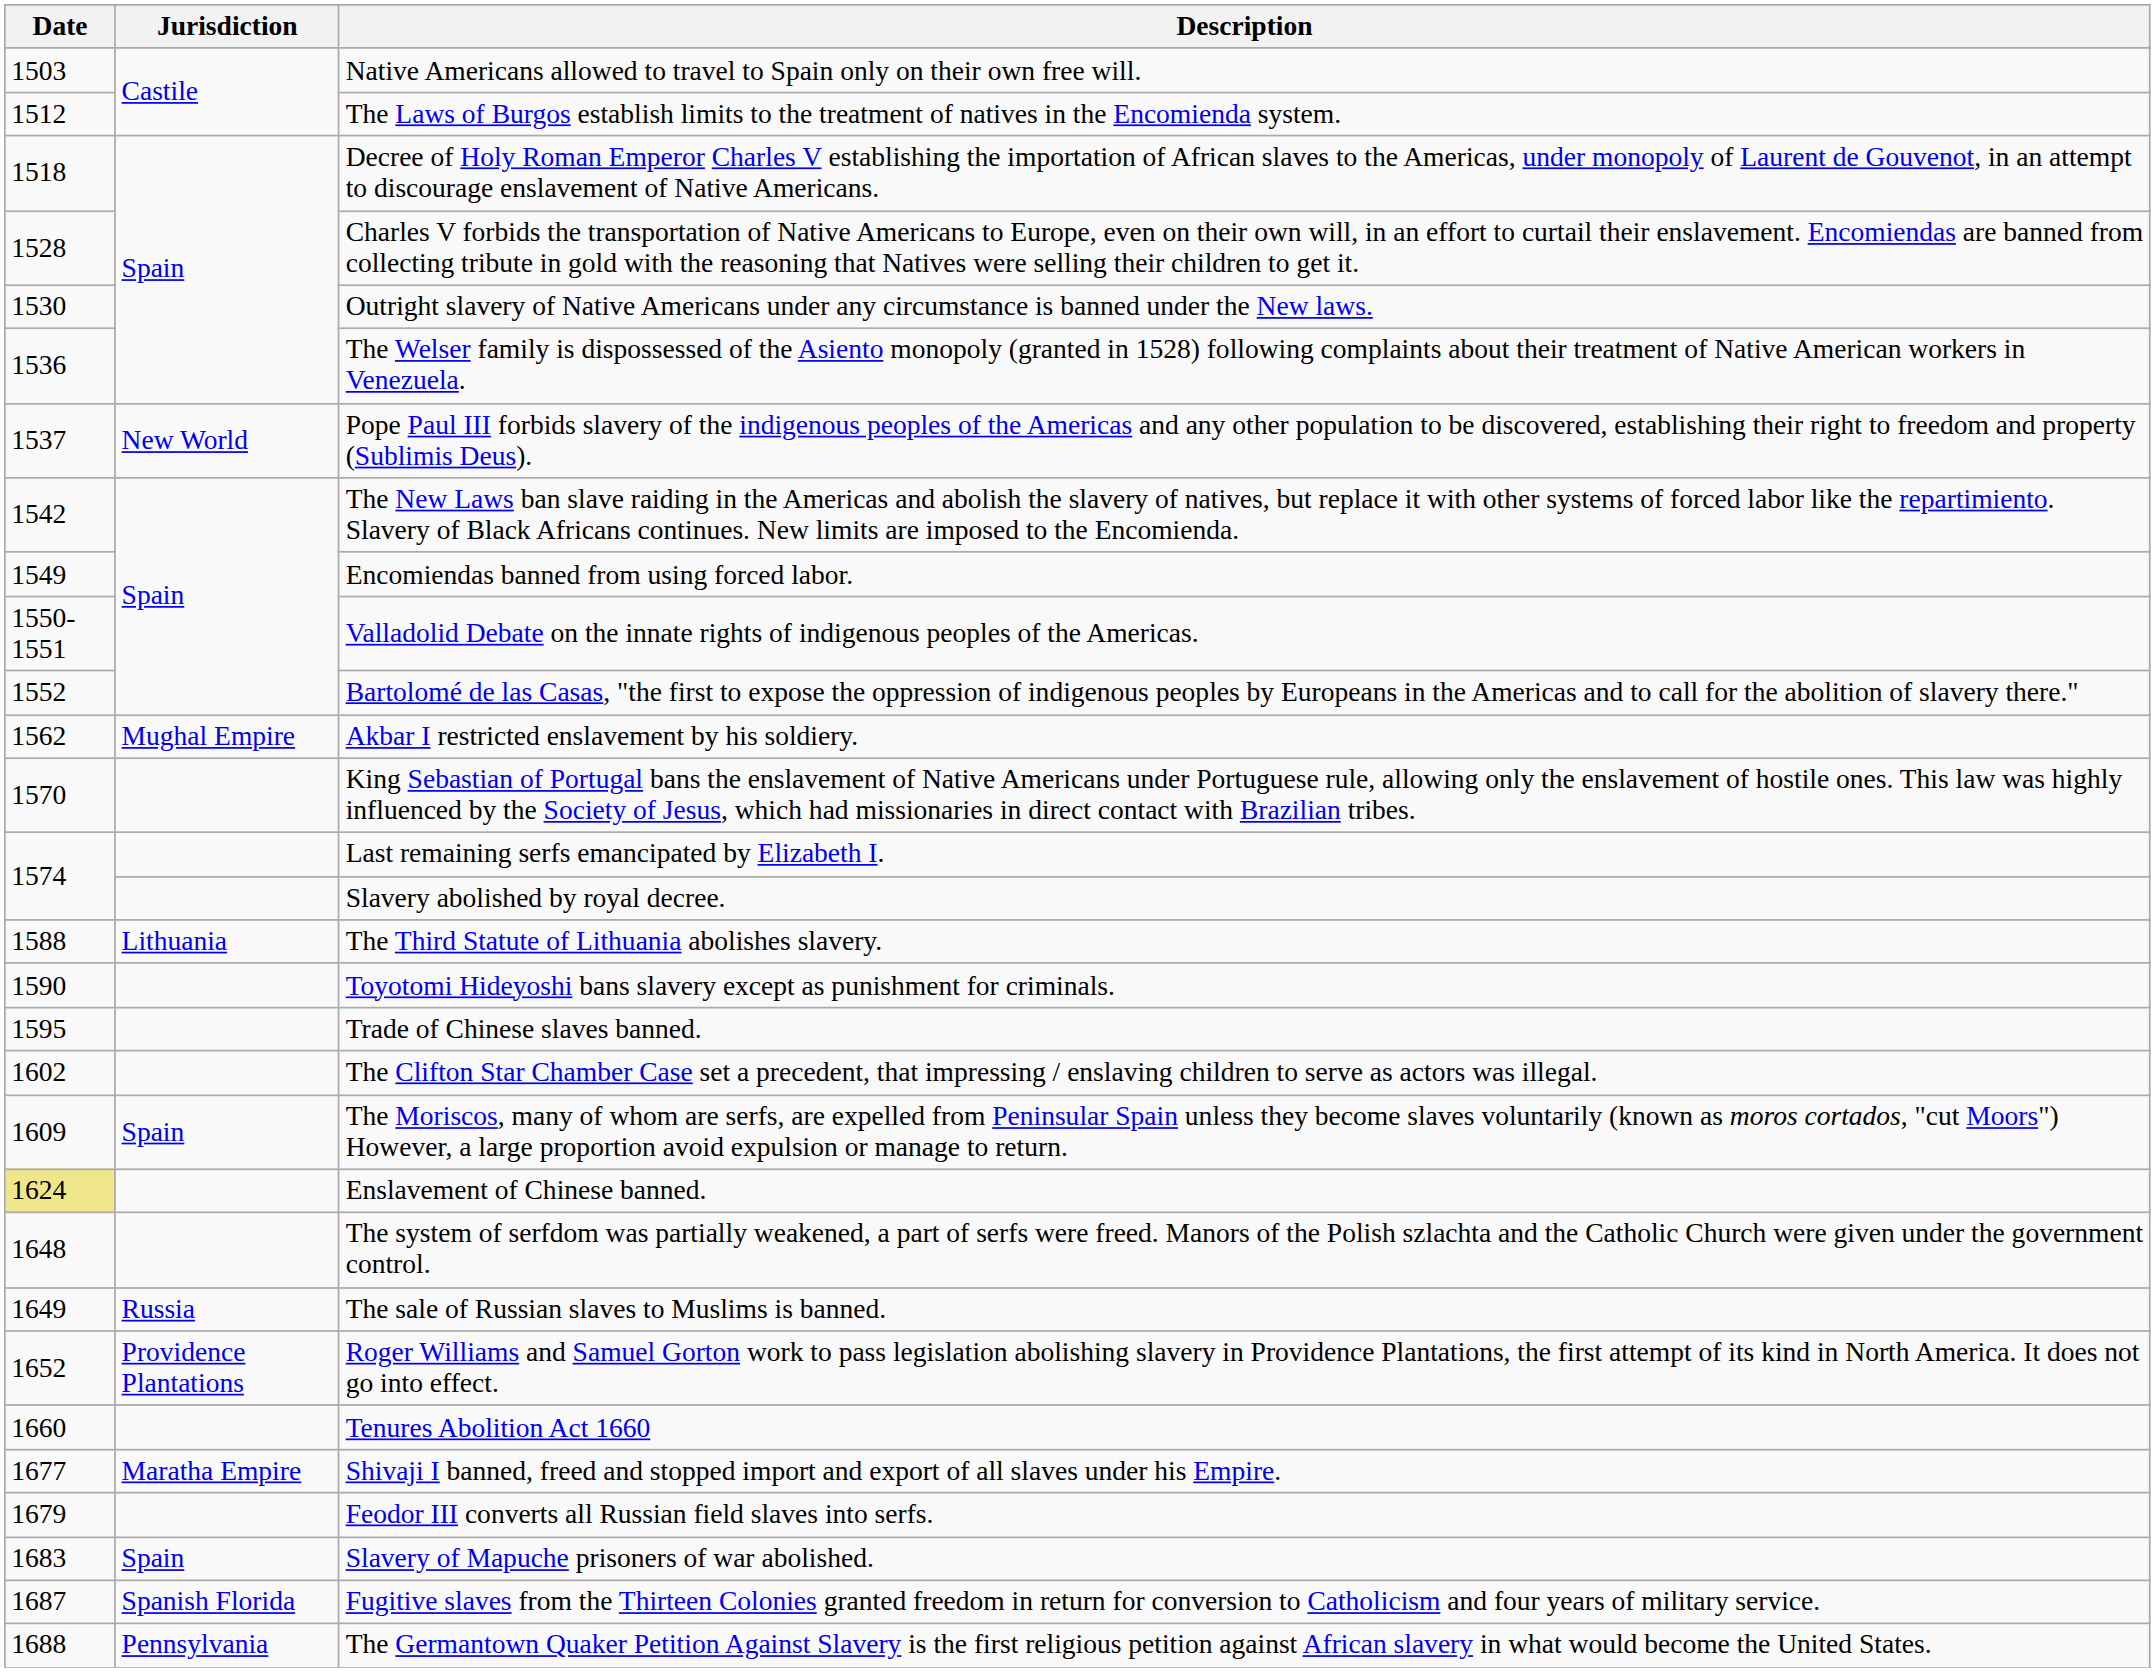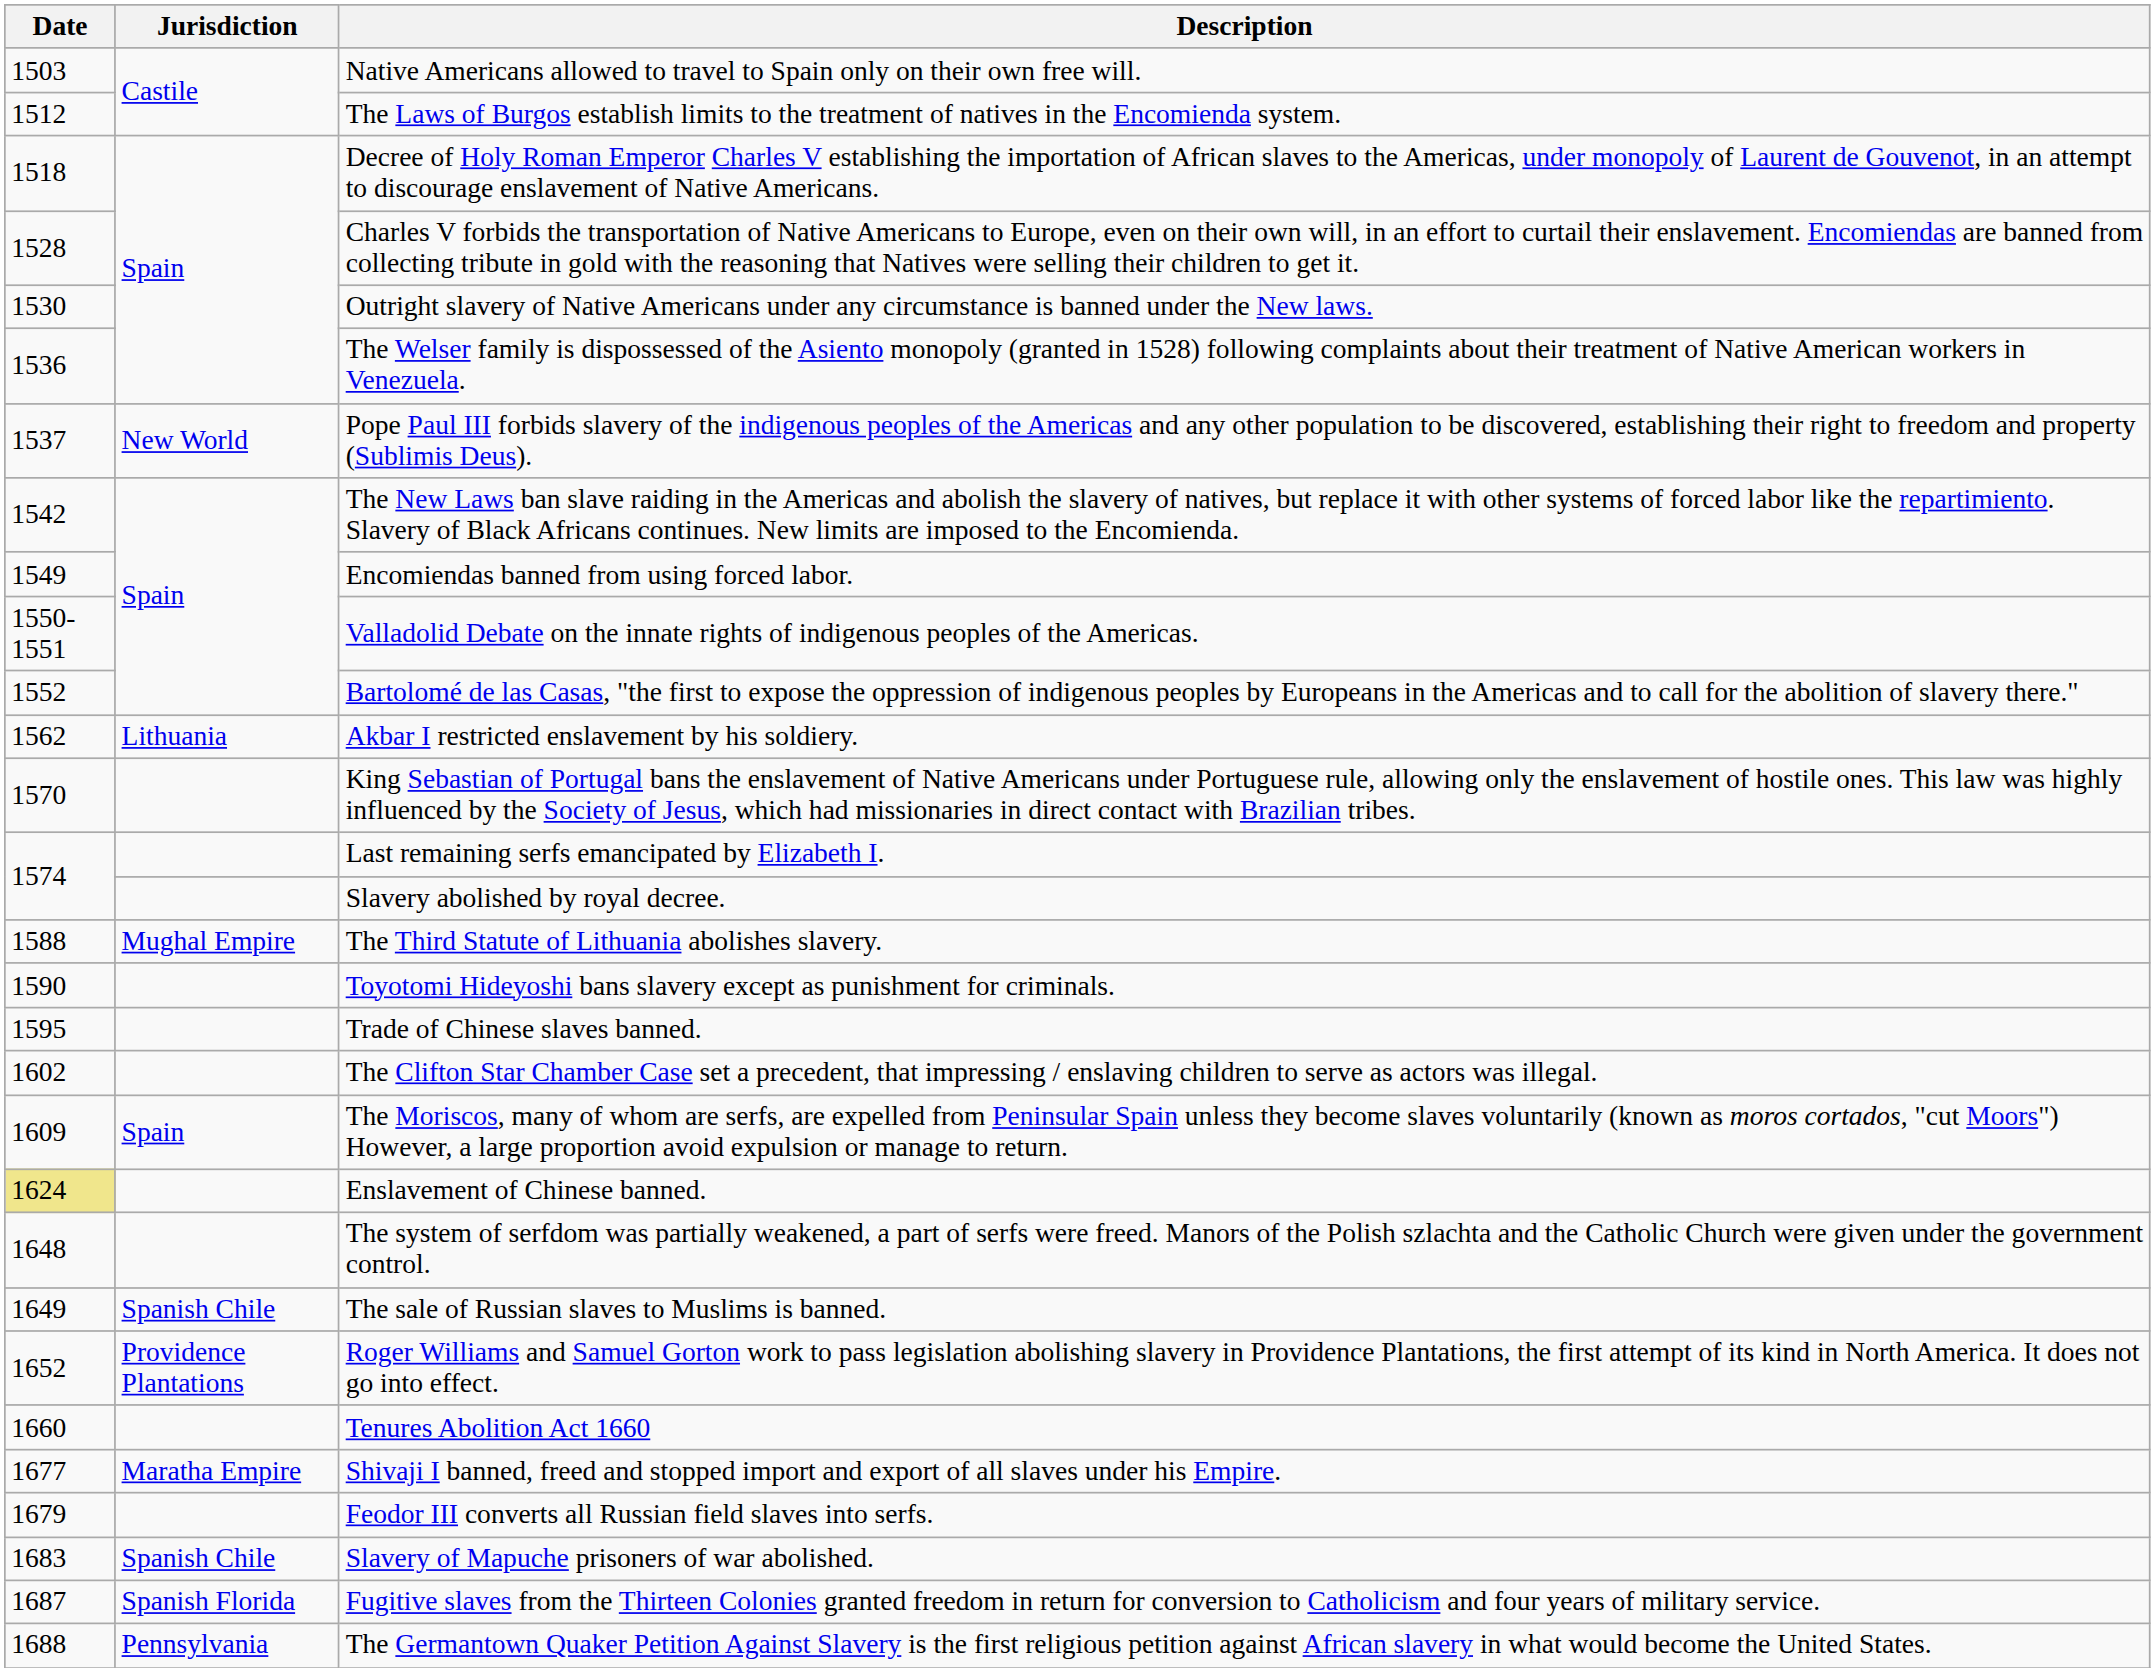(208, 735) Mughal Empire -> (174, 735) Lithuania
(174, 941) Lithuania -> (208, 941) Mughal Empire
(158, 1308) Russia -> (198, 1308) Spanish Chile
(153, 1557) Spain -> (198, 1557) Spanish Chile
